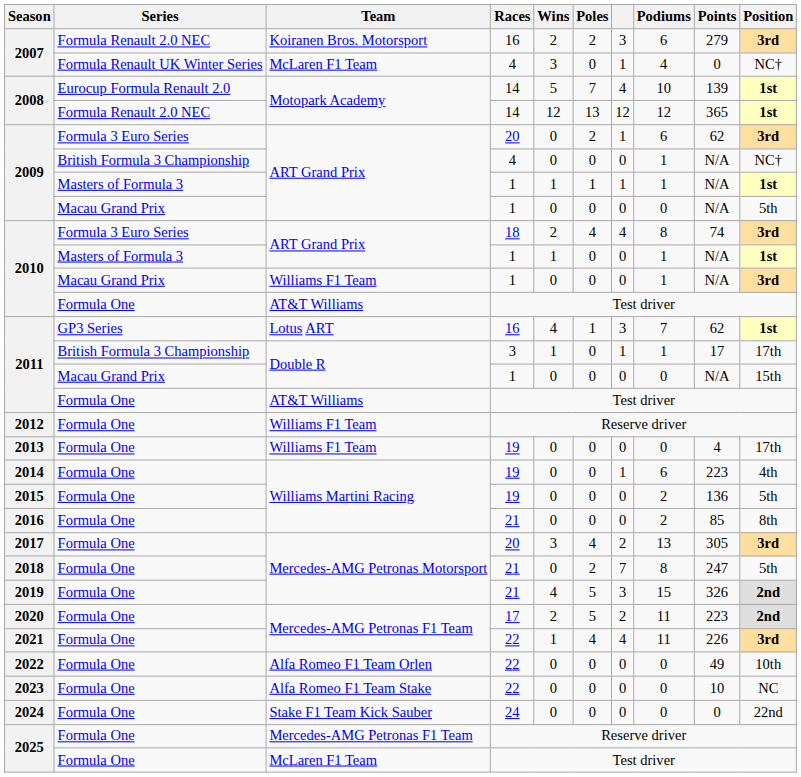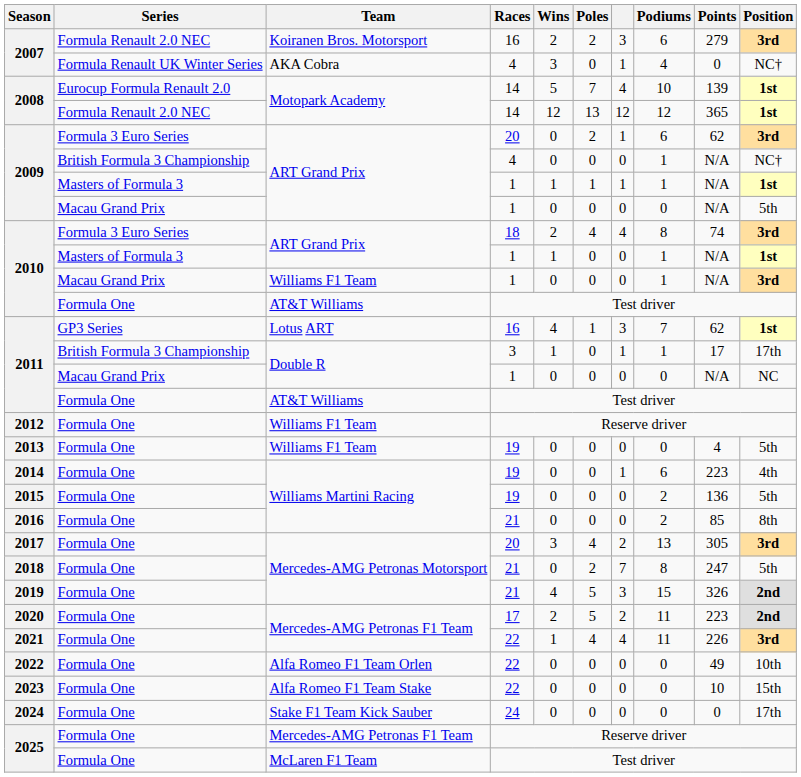(323, 64) McLaren F1 Team -> (304, 64) AKA Cobra
(768, 376) 15th -> (768, 376) NC
(768, 448) 17th -> (768, 448) 5th
(768, 688) NC -> (768, 688) 15th
(768, 712) 22nd -> (768, 712) 17th
